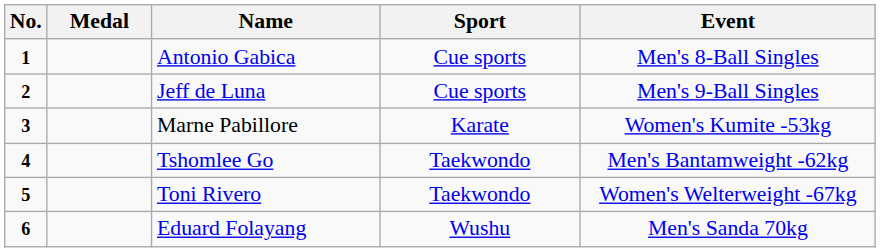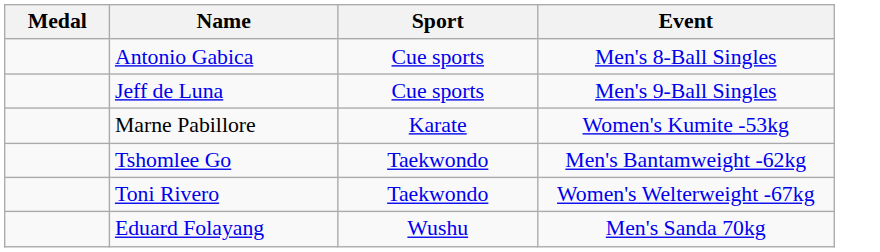- column: (26, 21)
